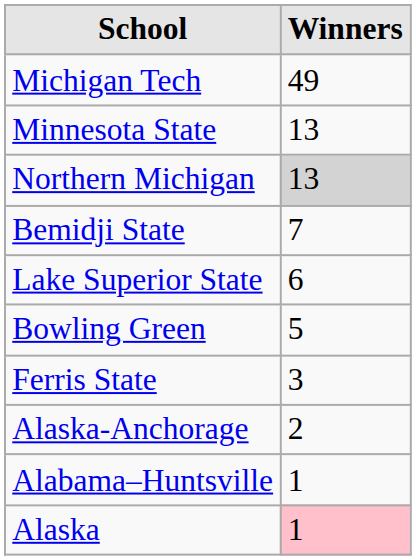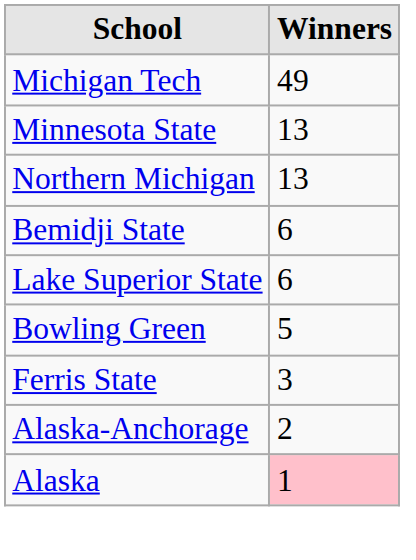(303, 179) lightgrey background -> (293, 179) no background
(296, 229) 7 -> (285, 229) 6
- row: (143, 479)
